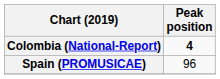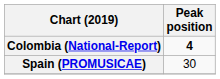(189, 64) 96 -> (189, 64) 30
